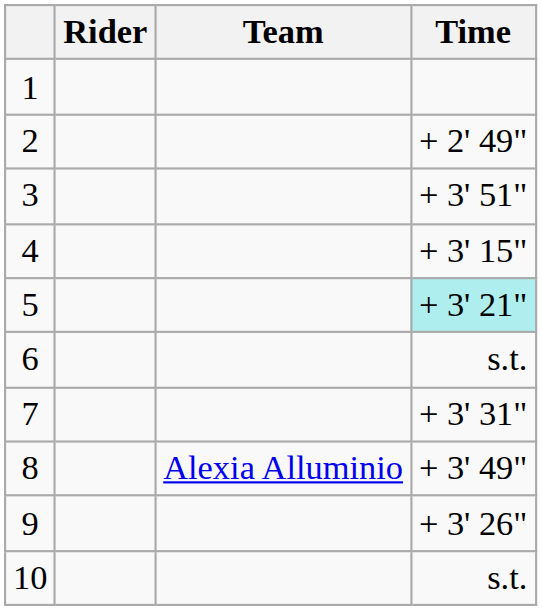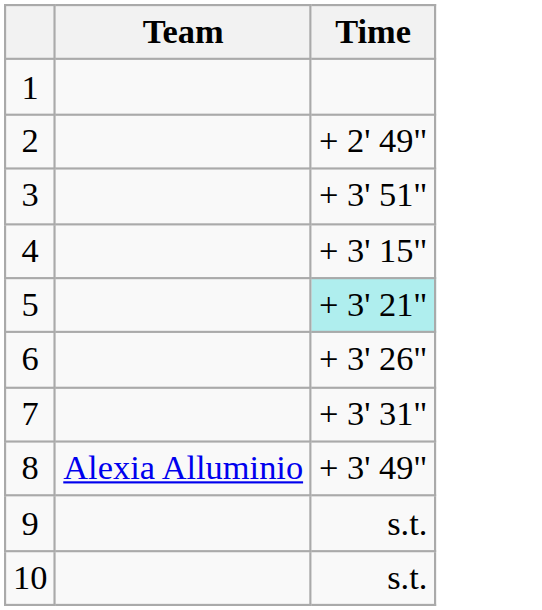- column: (105, 31)
(507, 359) s.t. -> (373, 359) + 3' 26"
(473, 522) + 3' 26" -> (407, 522) s.t.
